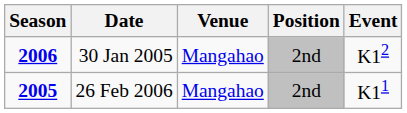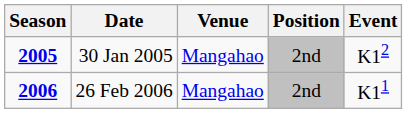(38, 54) 2006 -> (38, 54) 2005
(38, 90) 2005 -> (38, 90) 2006
